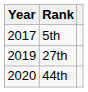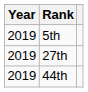(22, 35) 2017 -> (22, 35) 2019
(22, 76) 2020 -> (22, 76) 2019
